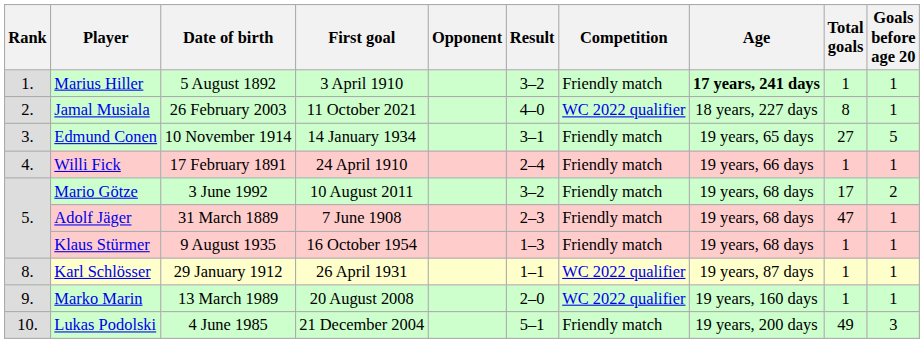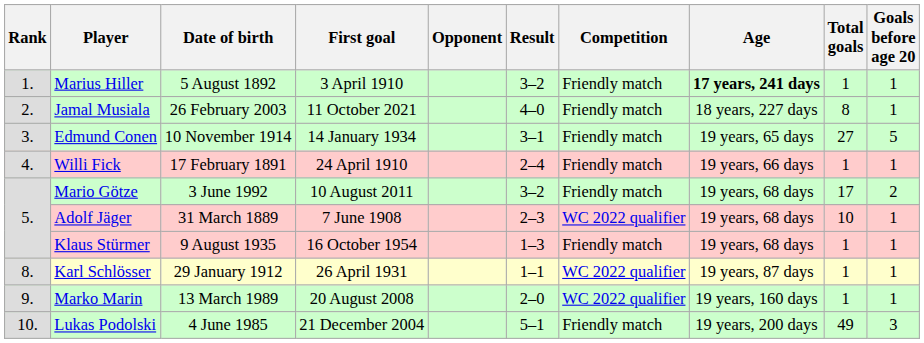(624, 110) WC 2022 qualifier -> (612, 110) Friendly match
(612, 218) Friendly match -> (624, 218) WC 2022 qualifier
(846, 218) 47 -> (846, 218) 10
